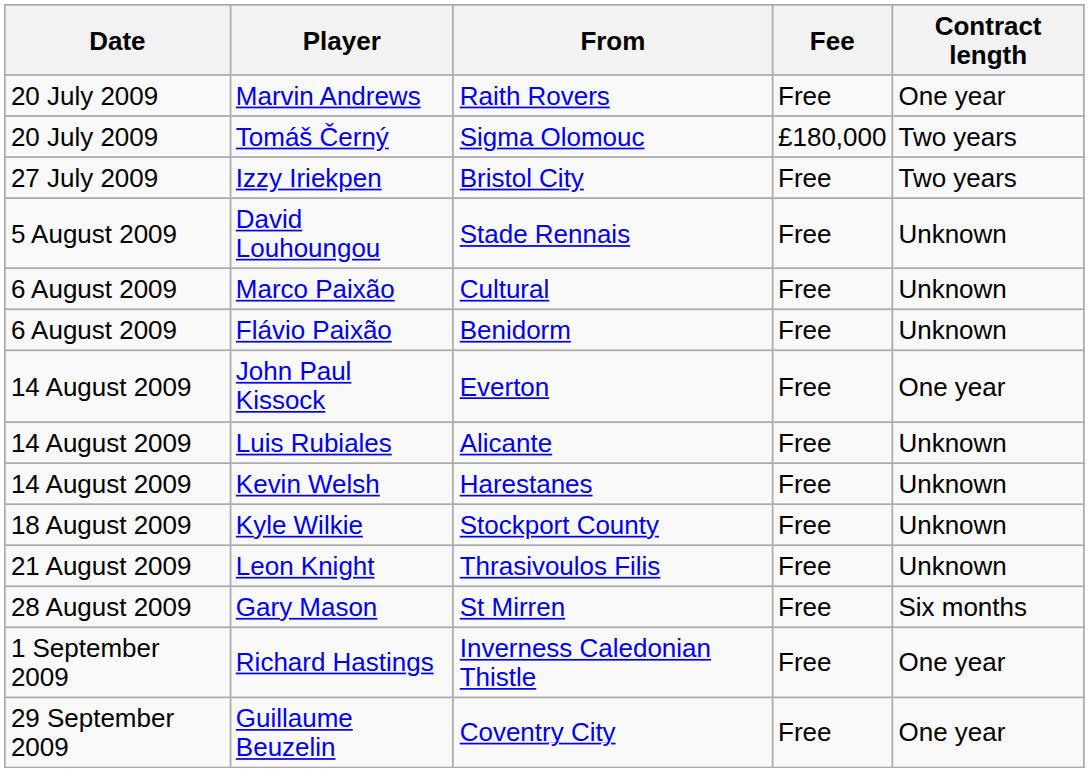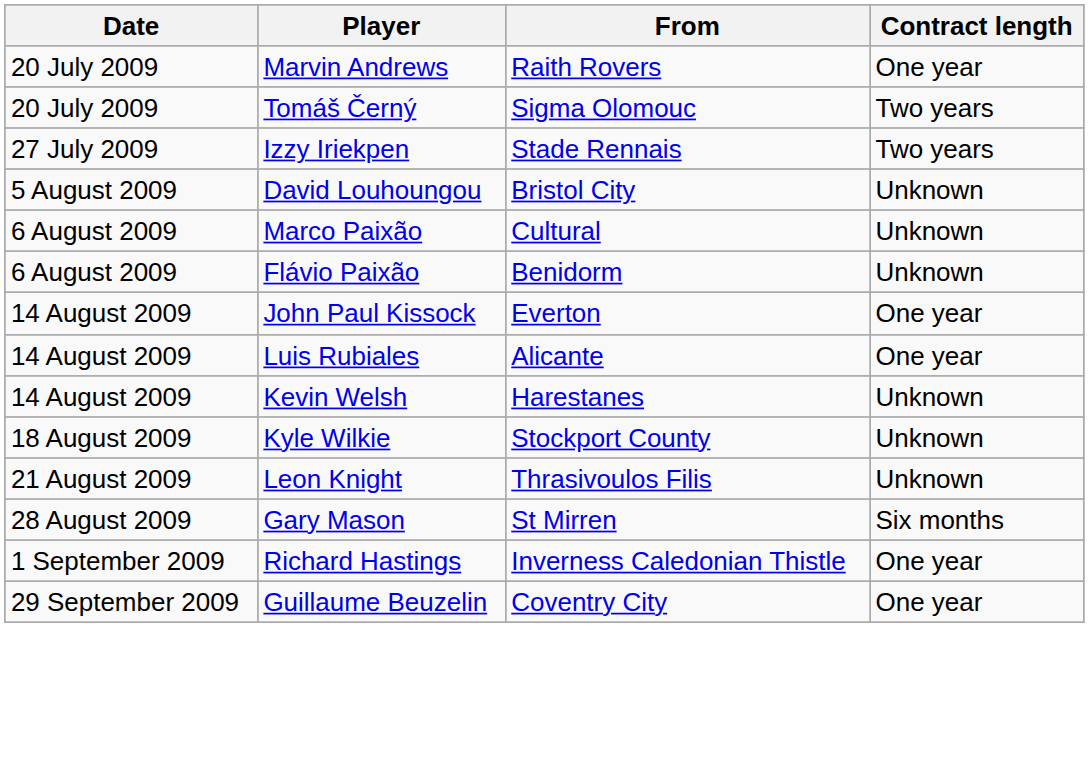- column: (832, 40)
(522, 178) Bristol City -> (596, 149) Stade Rennais
(545, 234) Stade Rennais -> (573, 190) Bristol City
(953, 442) Unknown -> (929, 355) One year
